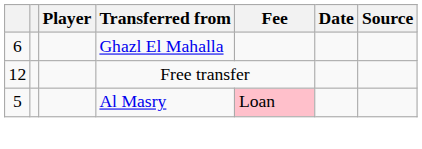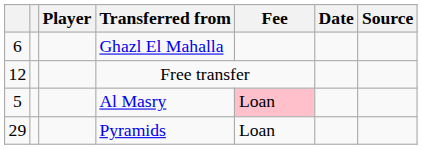+ row: (133, 130)
